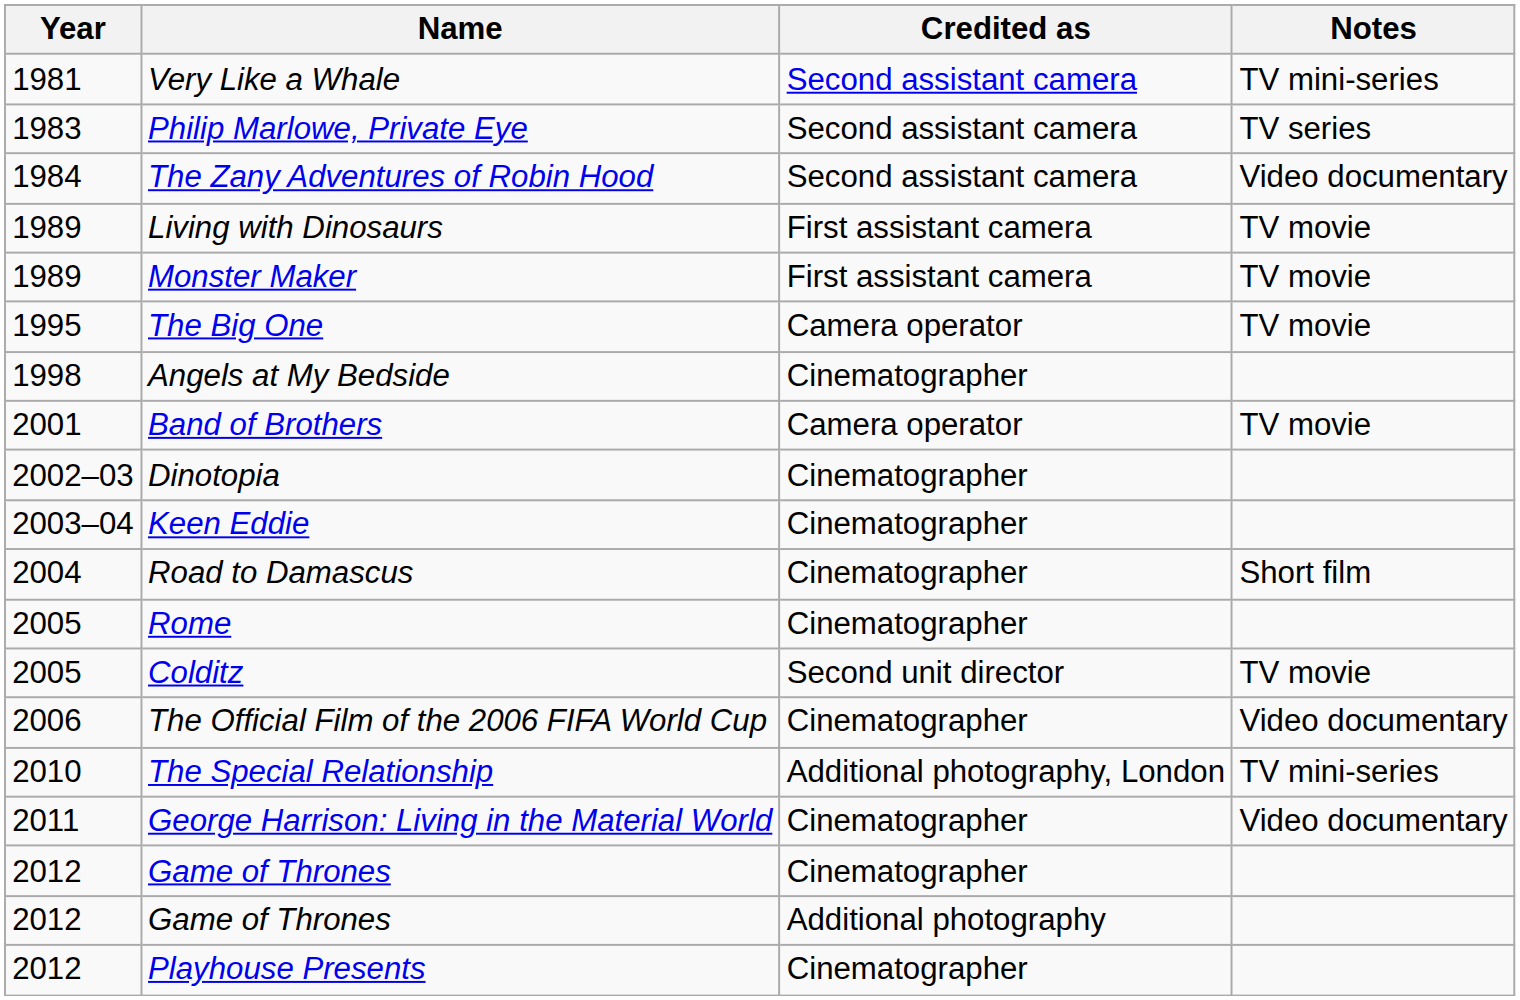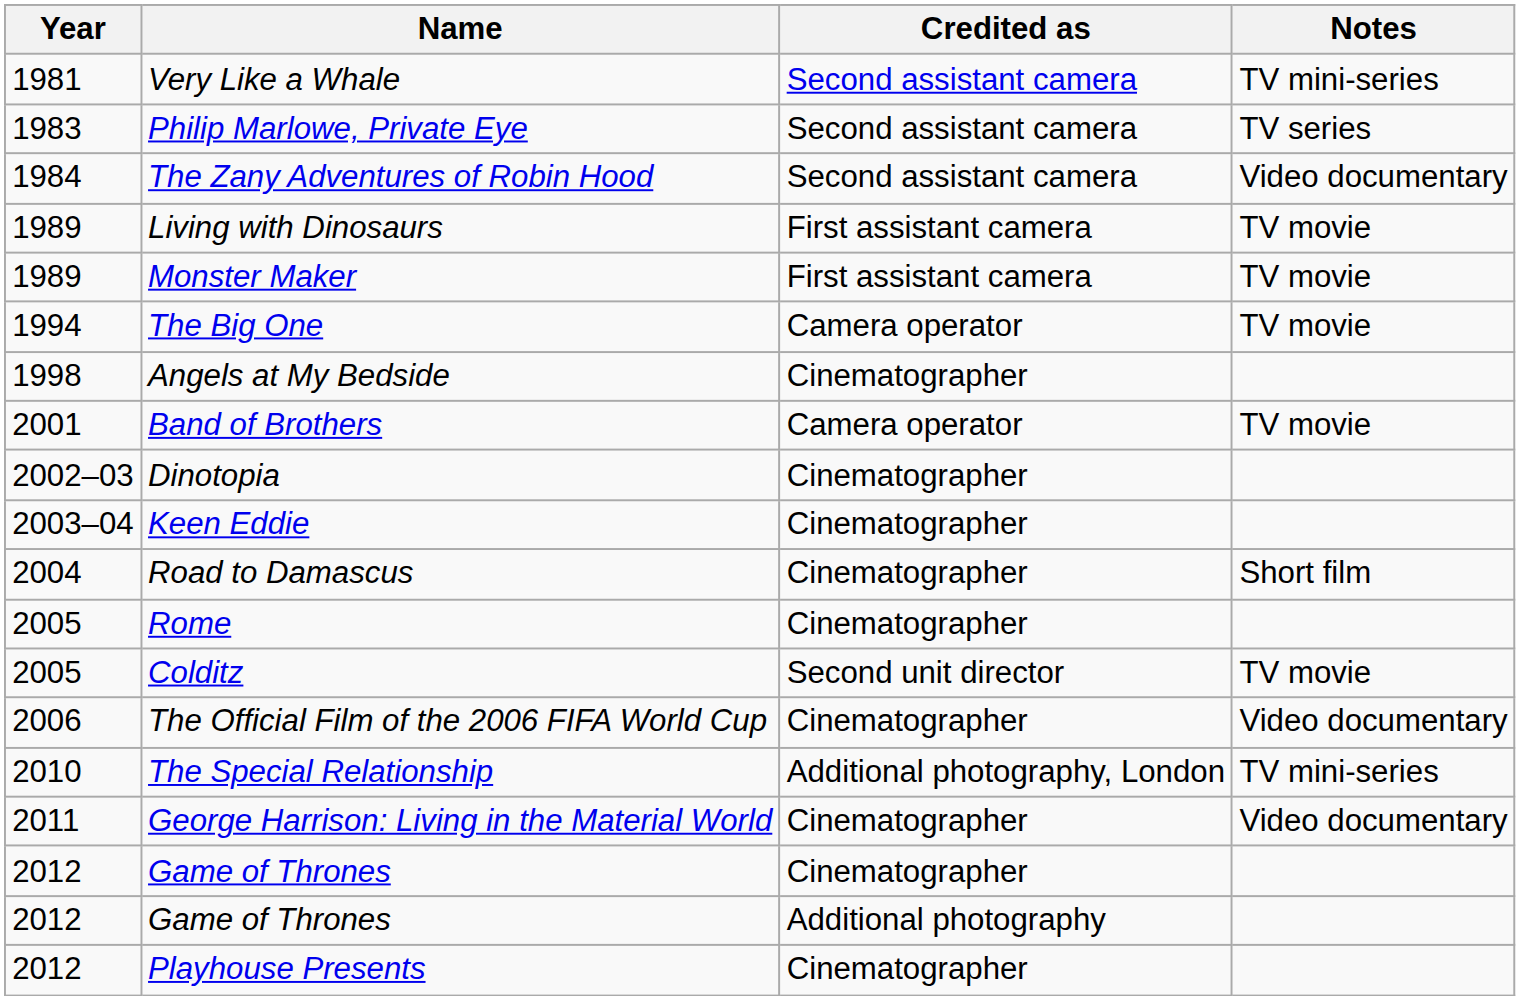(47, 326) 1995 -> (47, 326) 1994
